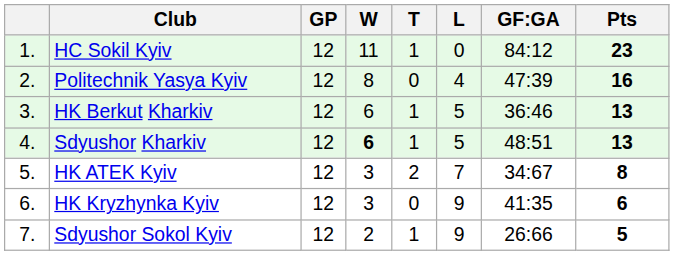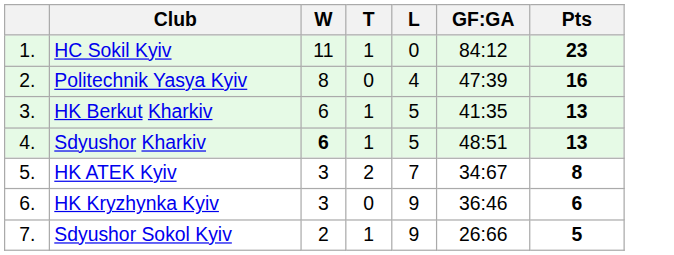- column: (323, 19)
(528, 111) 36:46 -> (483, 111) 41:35
(528, 204) 41:35 -> (483, 204) 36:46
